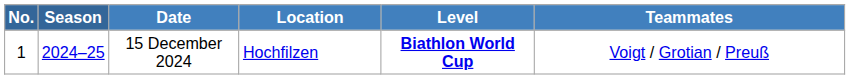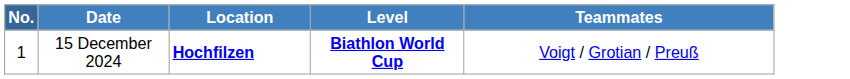- column: (73, 18)
(281, 52) normal -> (213, 52) bold
